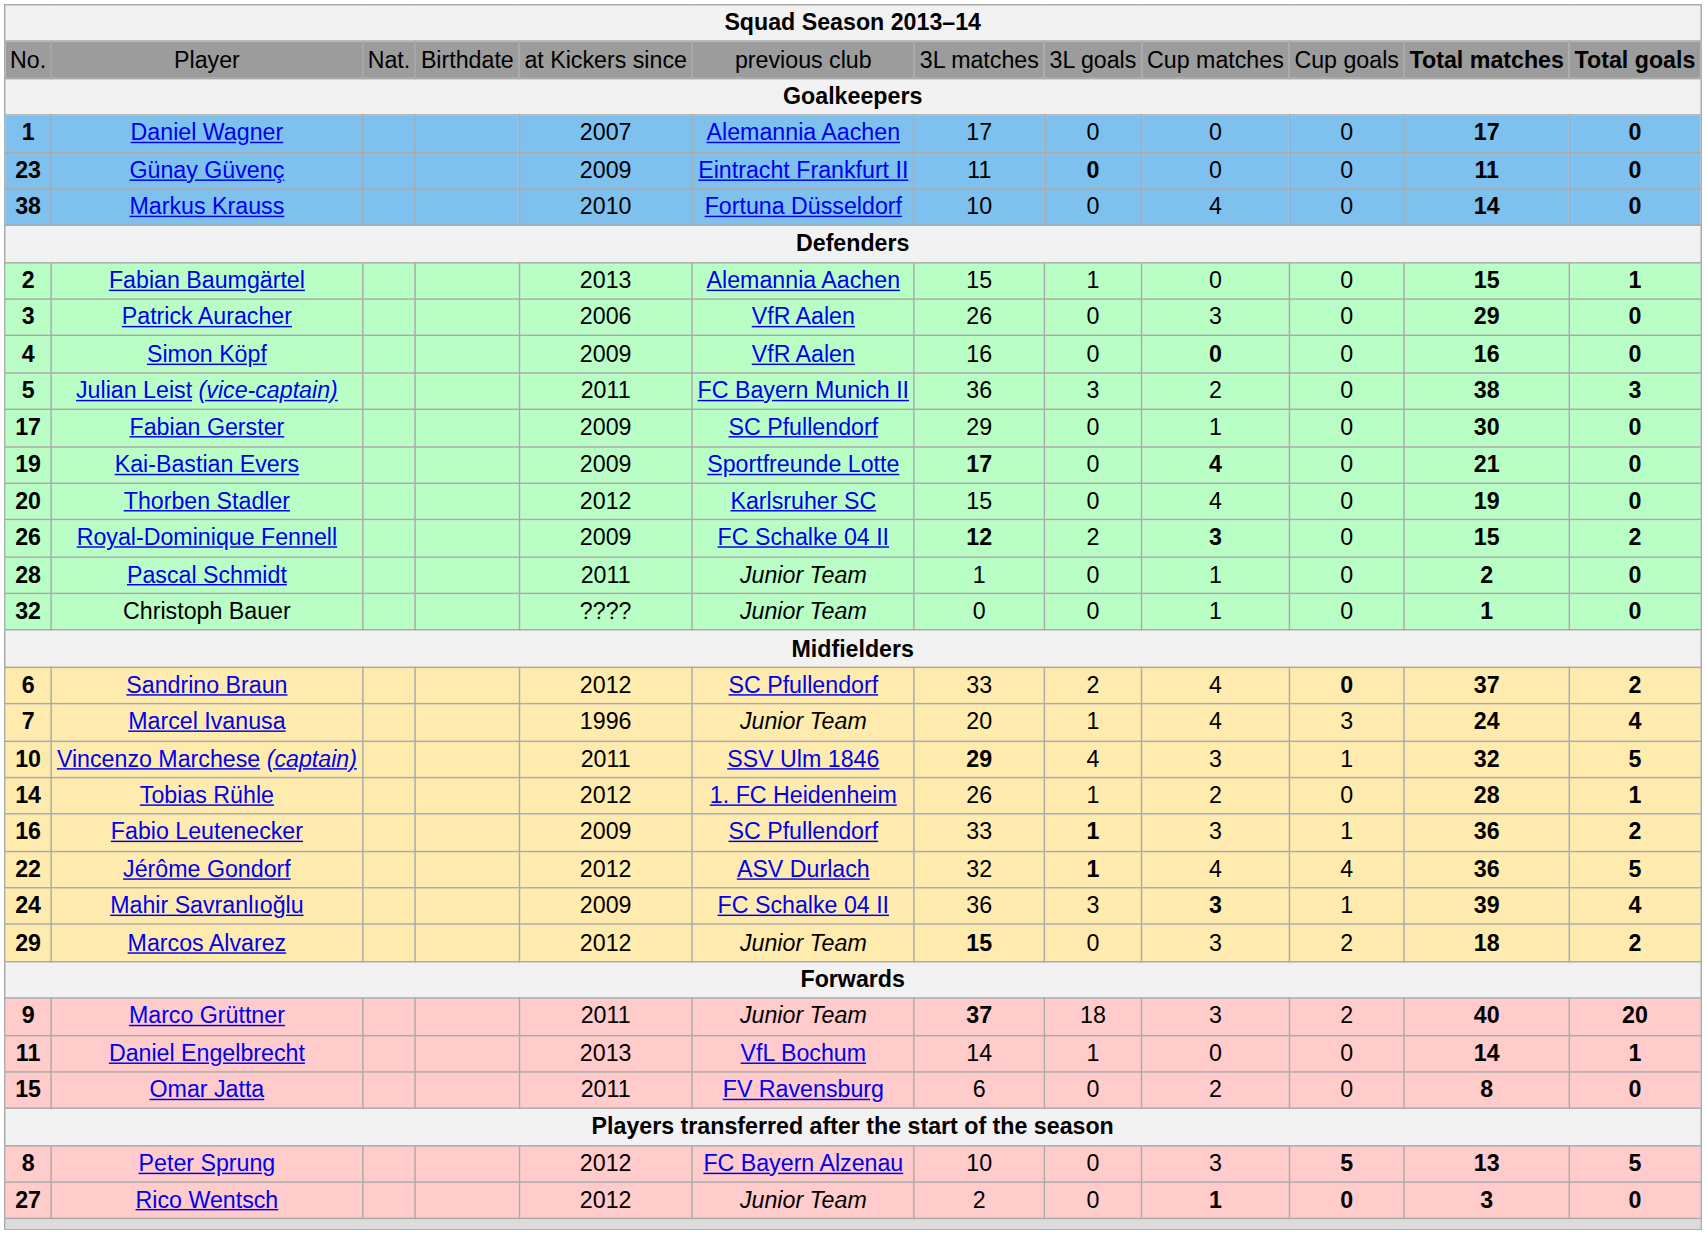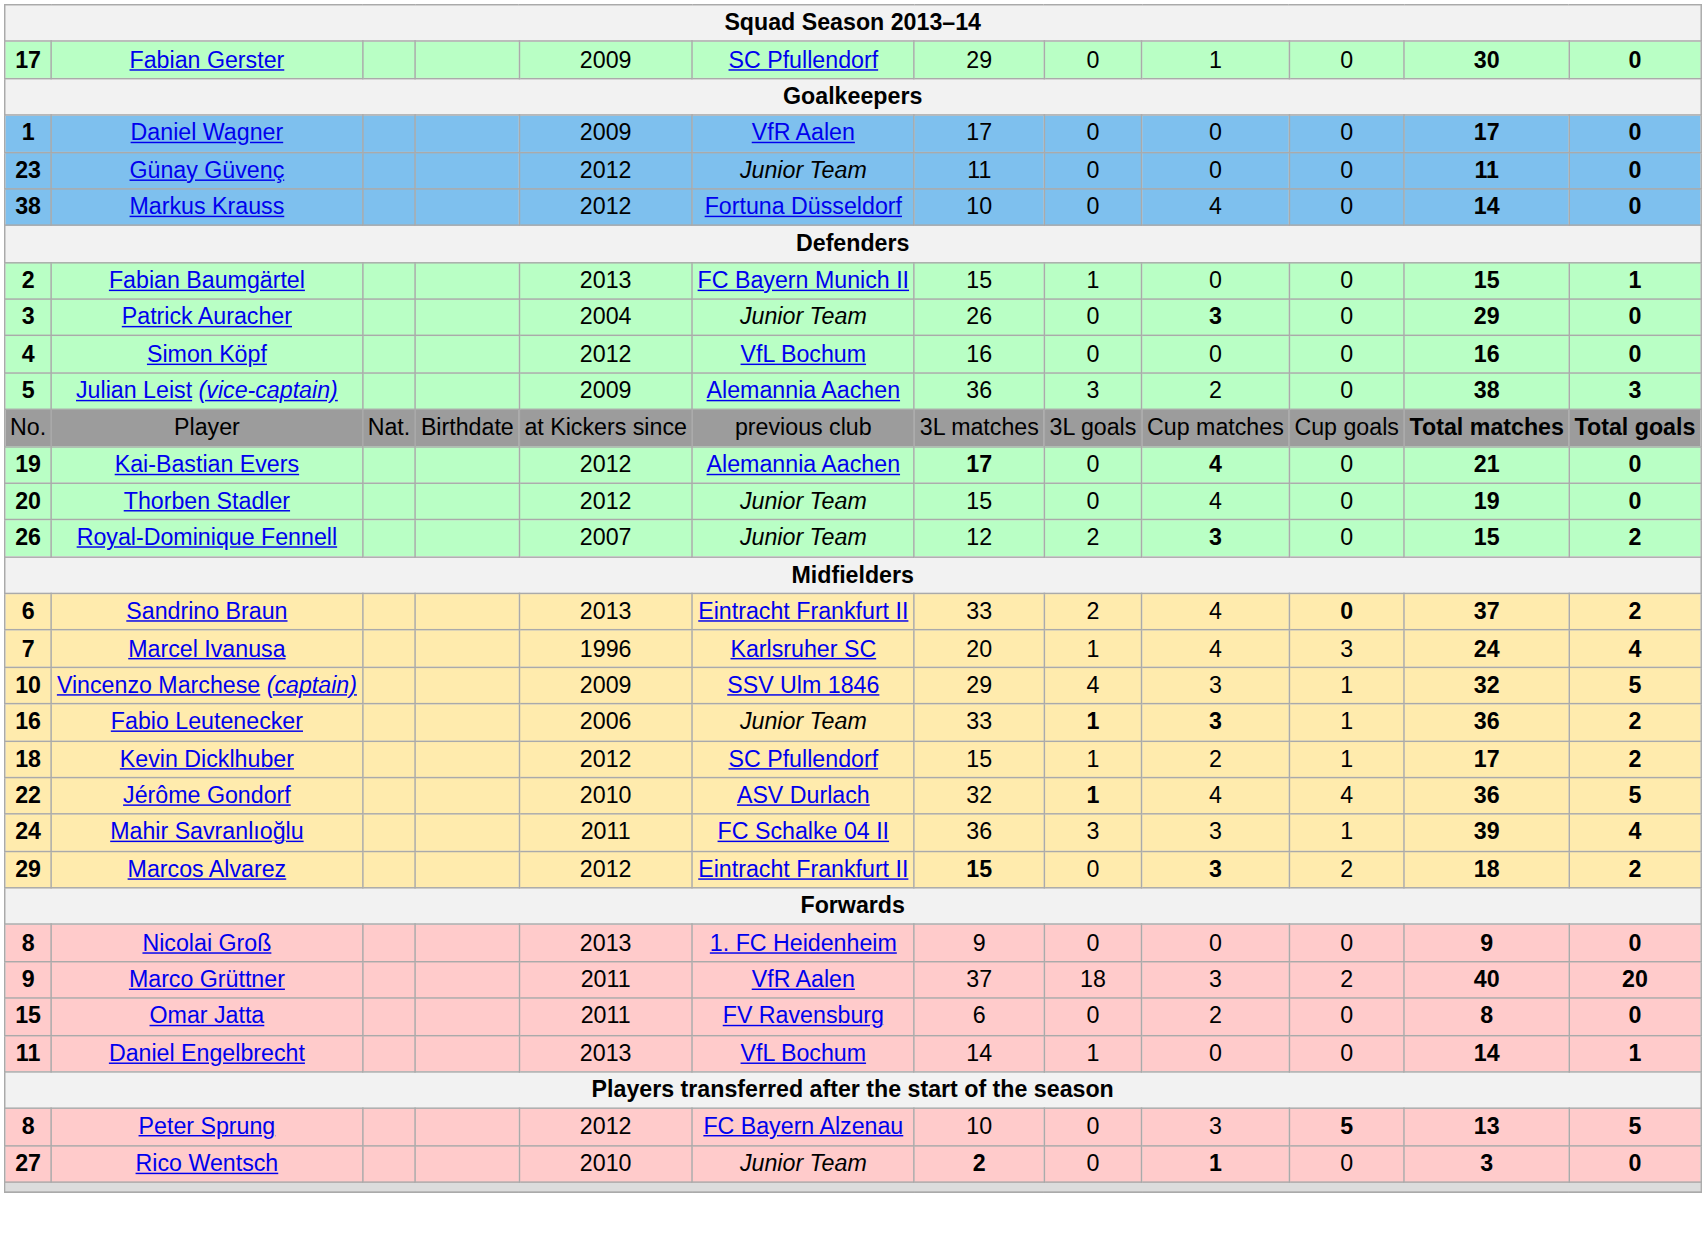rows swapped: (28, 59) <-> (28, 427)
(606, 133) 2007 -> (606, 133) 2009
(803, 133) Alemannia Aachen -> (803, 133) VfR Aalen
(606, 170) 2009 -> (606, 170) 2012
(803, 170) Eintracht Frankfurt II -> (803, 170) Junior Team
(1093, 170) bold -> (1093, 170) normal
(606, 206) 2010 -> (606, 206) 2012
(803, 280) Alemannia Aachen -> (803, 280) FC Bayern Munich II
(606, 317) 2006 -> (606, 317) 2004
(803, 317) VfR Aalen -> (803, 317) Junior Team
(1215, 317) normal -> (1215, 317) bold
(606, 354) 2009 -> (606, 354) 2012
(803, 354) VfR Aalen -> (803, 354) VfL Bochum
(1215, 354) bold -> (1215, 354) normal
(606, 390) 2011 -> (606, 390) 2009
(803, 390) FC Bayern Munich II -> (803, 390) Alemannia Aachen
(606, 464) 2009 -> (606, 464) 2012
(803, 464) Sportfreunde Lotte -> (803, 464) Alemannia Aachen
(803, 501) Karlsruher SC -> (803, 501) Junior Team
(606, 538) 2009 -> (606, 538) 2007
(803, 538) FC Schalke 04 II -> (803, 538) Junior Team
(979, 538) bold -> (979, 538) normal
- row: (28, 574)
- row: (28, 611)
(606, 685) 2012 -> (606, 611) 2013
(803, 685) SC Pfullendorf -> (803, 611) Eintracht Frankfurt II
(803, 721) Junior Team -> (803, 648) Karlsruher SC
(606, 758) 2011 -> (606, 685) 2009
(979, 758) bold -> (979, 685) normal
- row: (28, 795)
(606, 832) 2009 -> (606, 721) 2006
(803, 832) SC Pfullendorf -> (803, 721) Junior Team
(1215, 832) normal -> (1215, 721) bold
+ row: (28, 758)
(606, 869) 2012 -> (606, 795) 2010
(606, 905) 2009 -> (606, 832) 2011
(1215, 905) bold -> (1215, 832) normal
(803, 942) Junior Team -> (803, 869) Eintracht Frankfurt II
(1215, 942) normal -> (1215, 869) bold
+ row: (28, 942)
(803, 1016) Junior Team -> (803, 979) VfR Aalen
(979, 1016) bold -> (979, 979) normal
rows swapped: (28, 1053) <-> (28, 1089)
(606, 1200) 2012 -> (606, 1163) 2010
(979, 1200) normal -> (979, 1163) bold
(1347, 1200) bold -> (1347, 1163) normal
